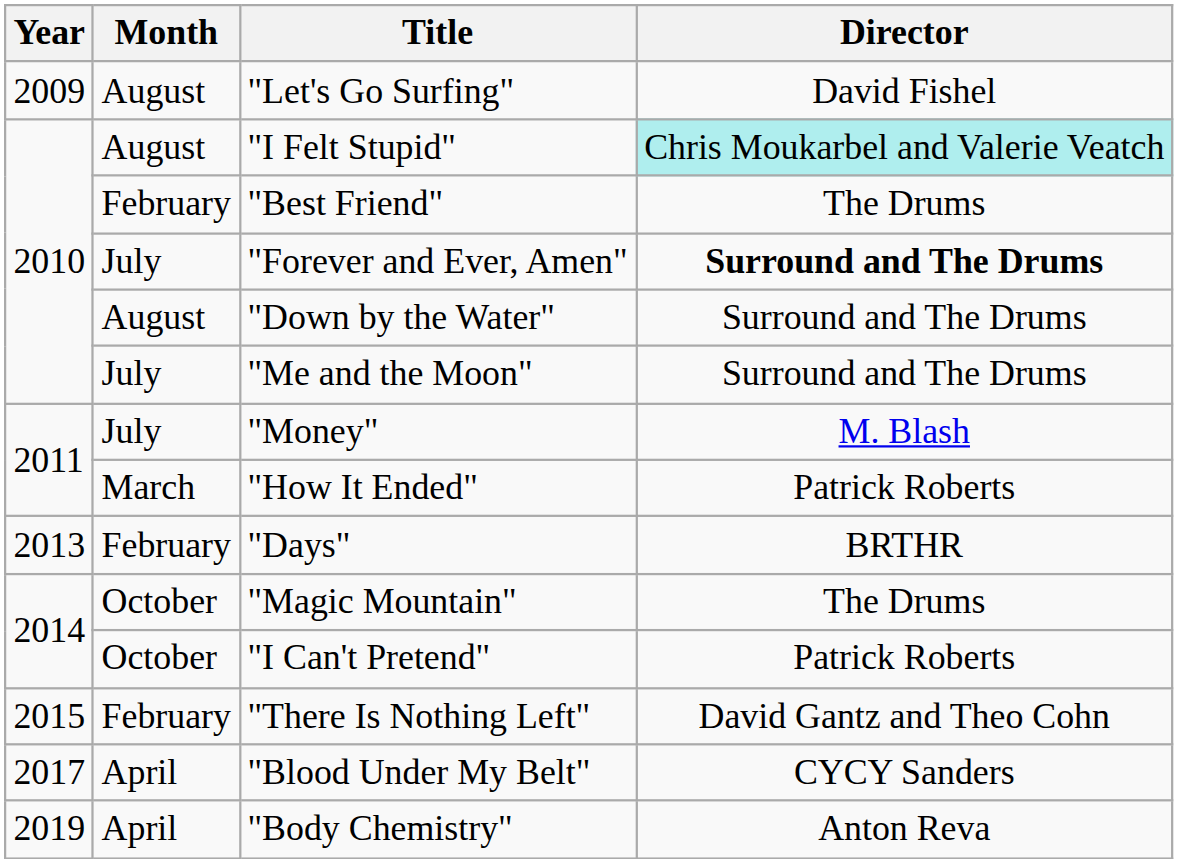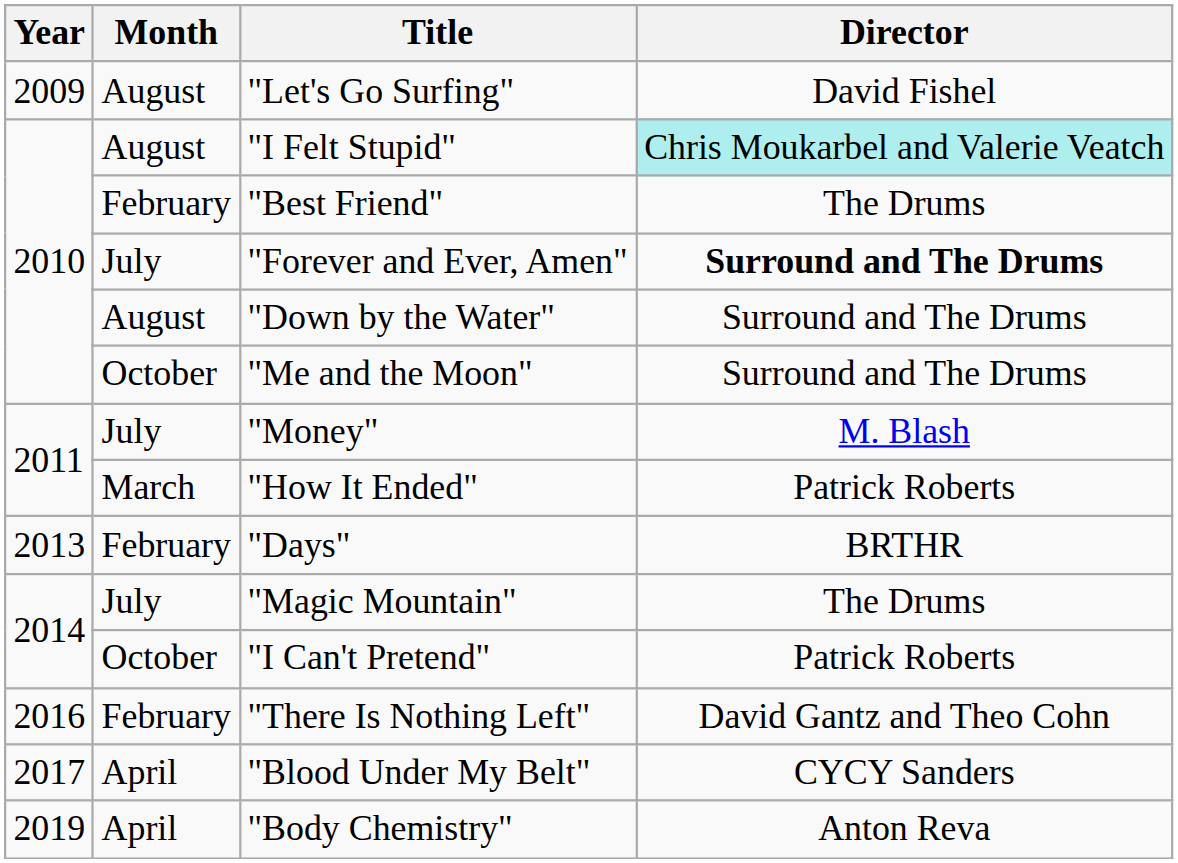(131, 373) July -> (159, 373) October
(159, 601) October -> (131, 601) July
(49, 714) 2015 -> (49, 714) 2016
